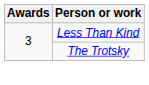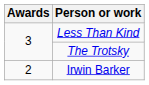+ row: (98, 70)
